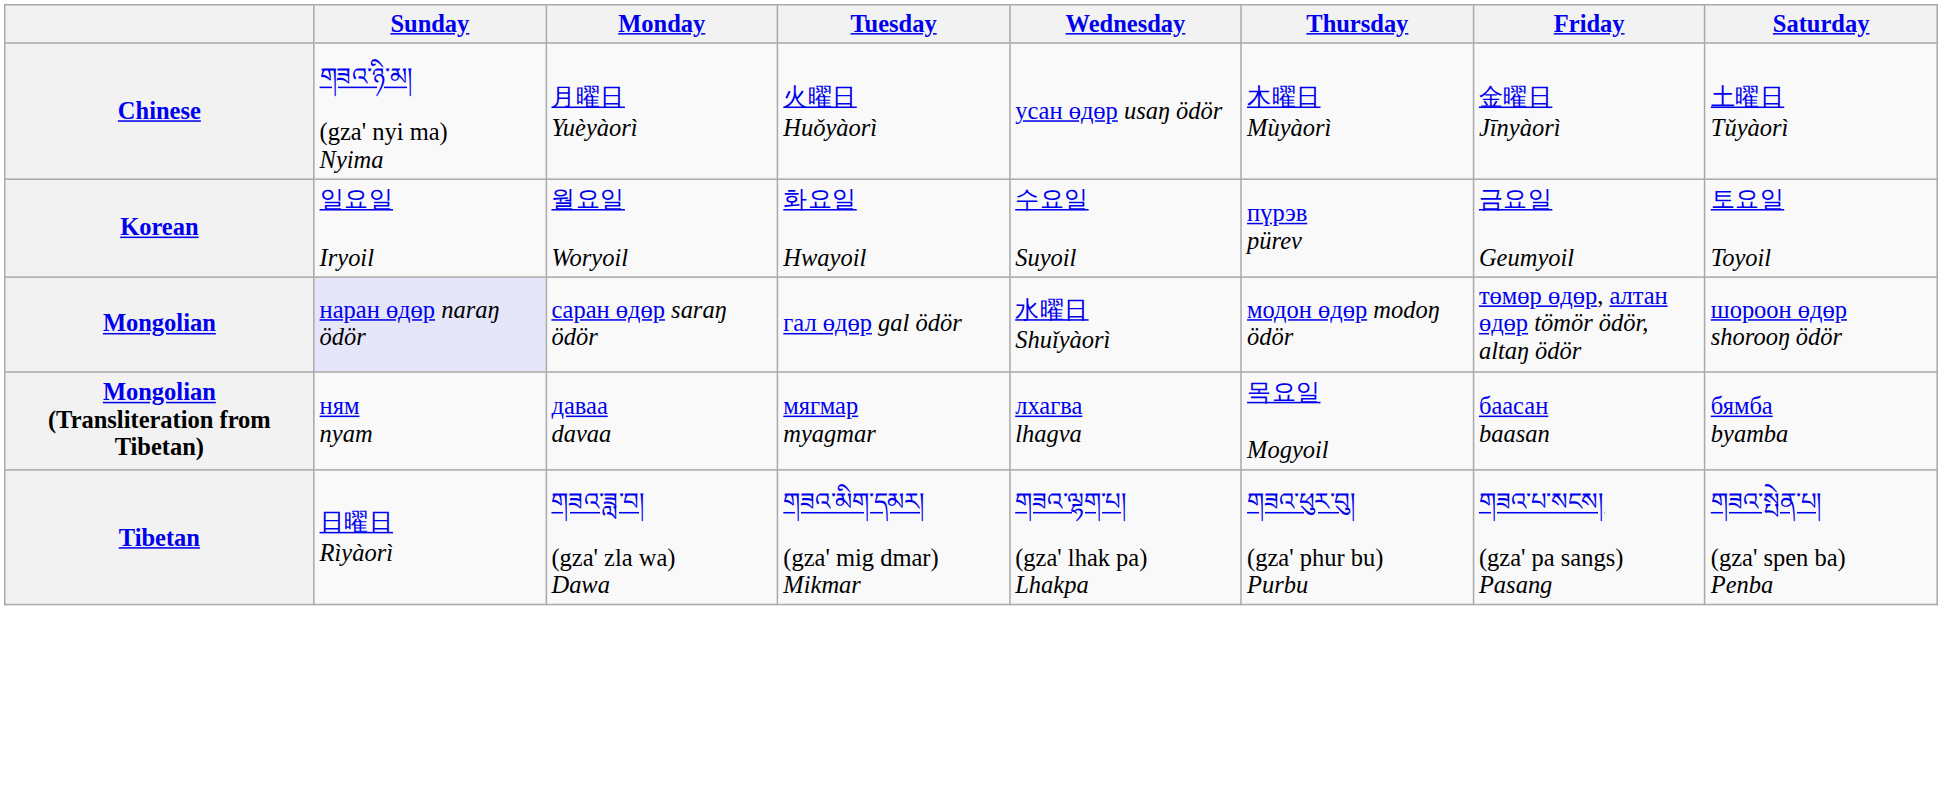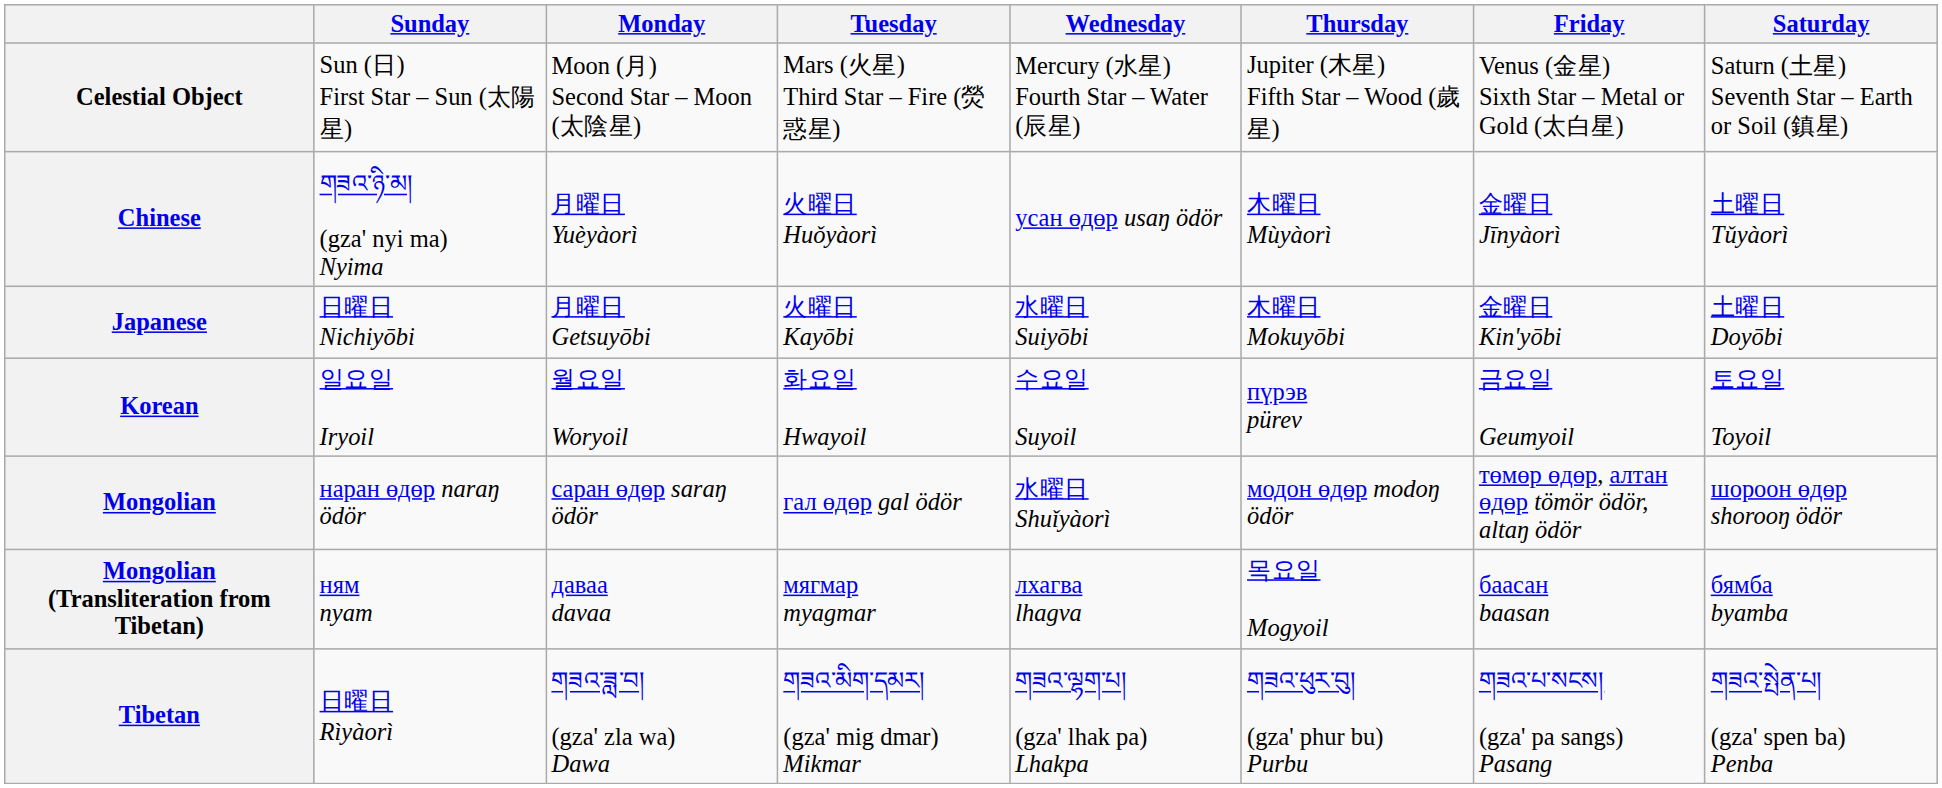+ row: (159, 97)
+ row: (159, 321)
(409, 323) lavender background -> (409, 502) no background
